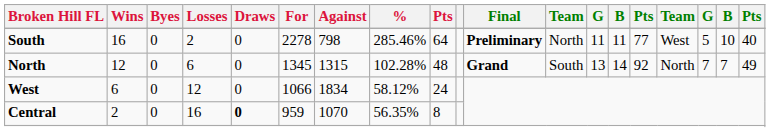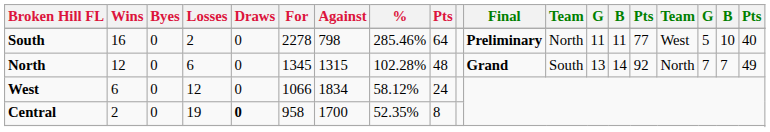(194, 113) 16 -> (194, 113) 19
(293, 113) 959 -> (293, 113) 958
(333, 113) 1070 -> (333, 113) 1700
(396, 113) 56.35% -> (396, 113) 52.35%
